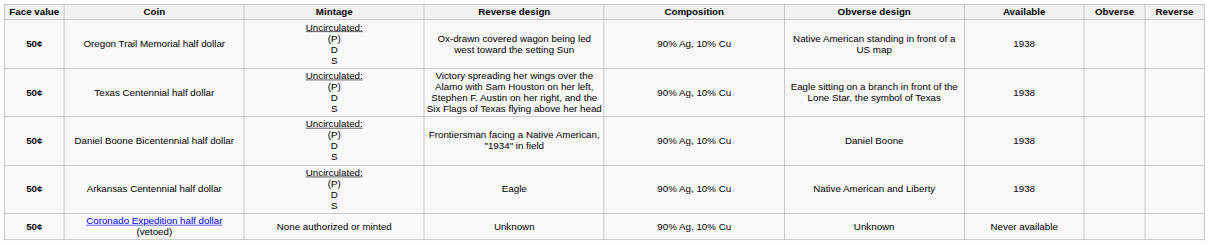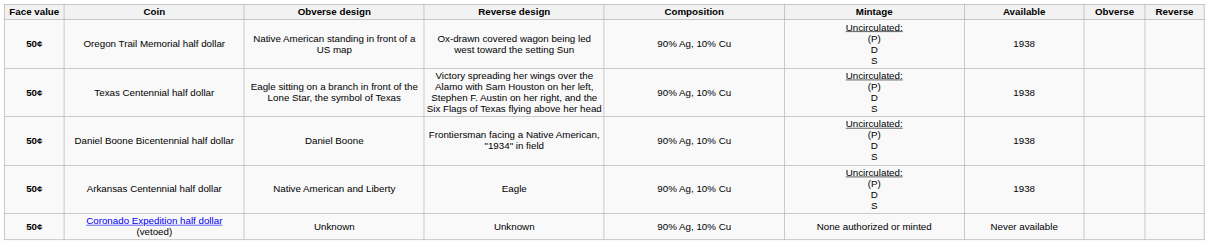columns swapped: (874, 12) <-> (334, 12)
